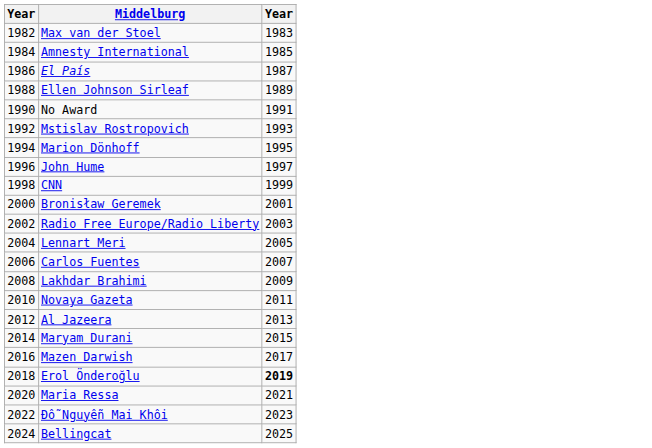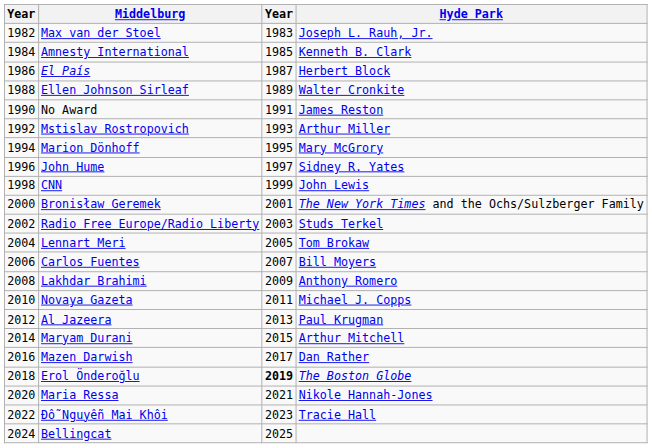+ column: (471, 14)
